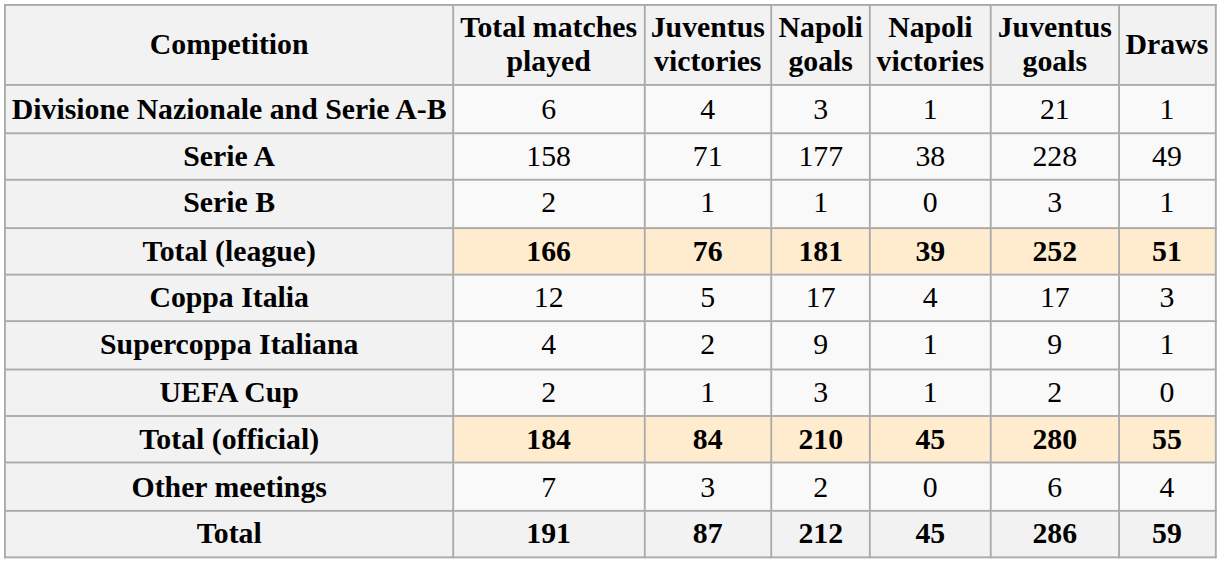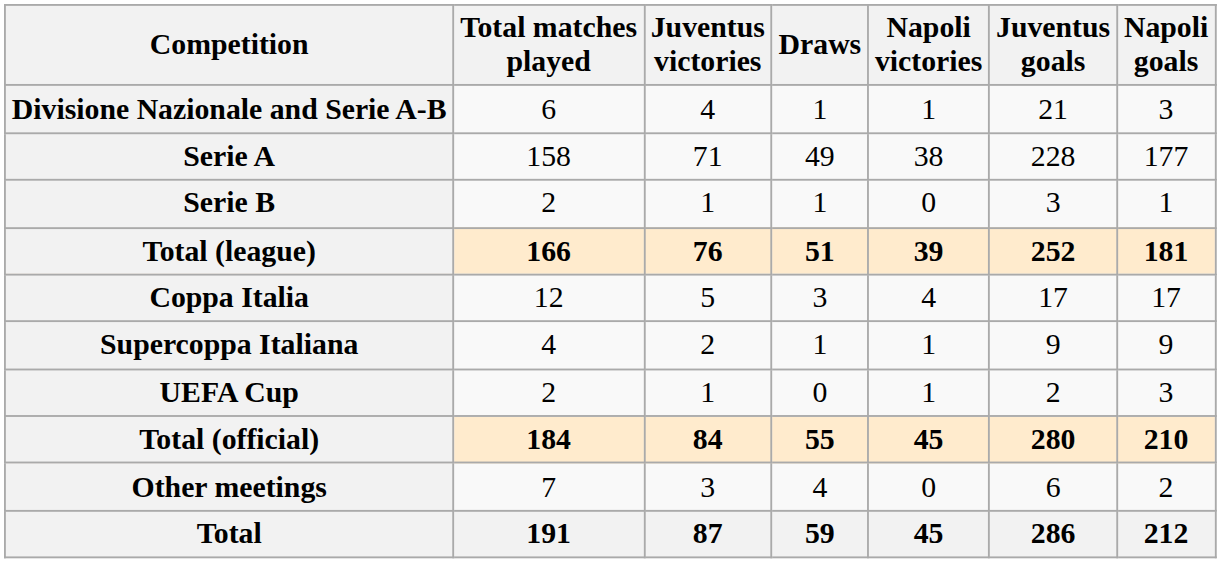columns swapped: (1167, 44) <-> (821, 44)
